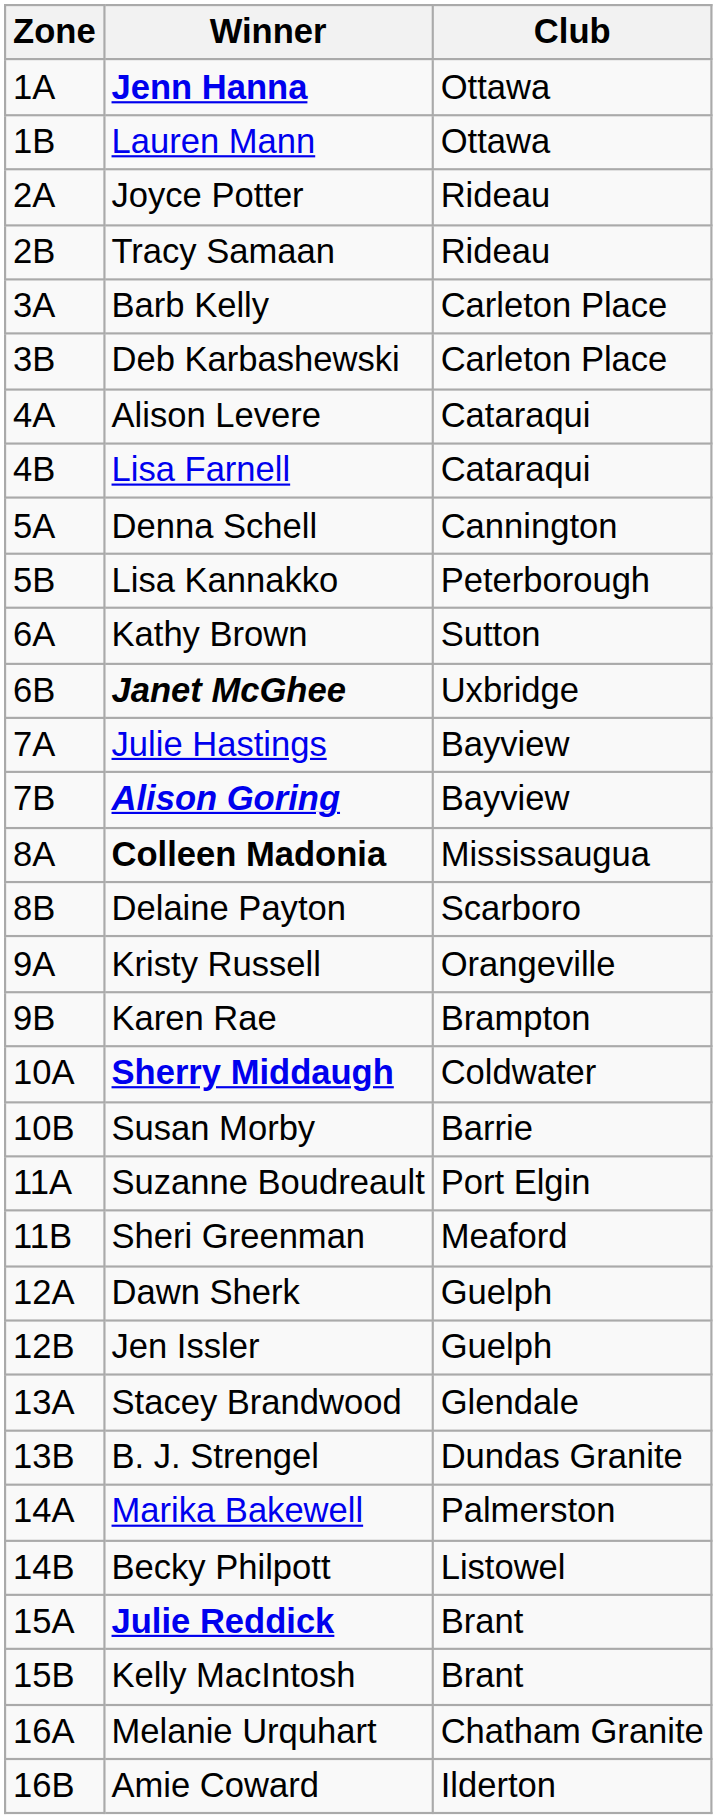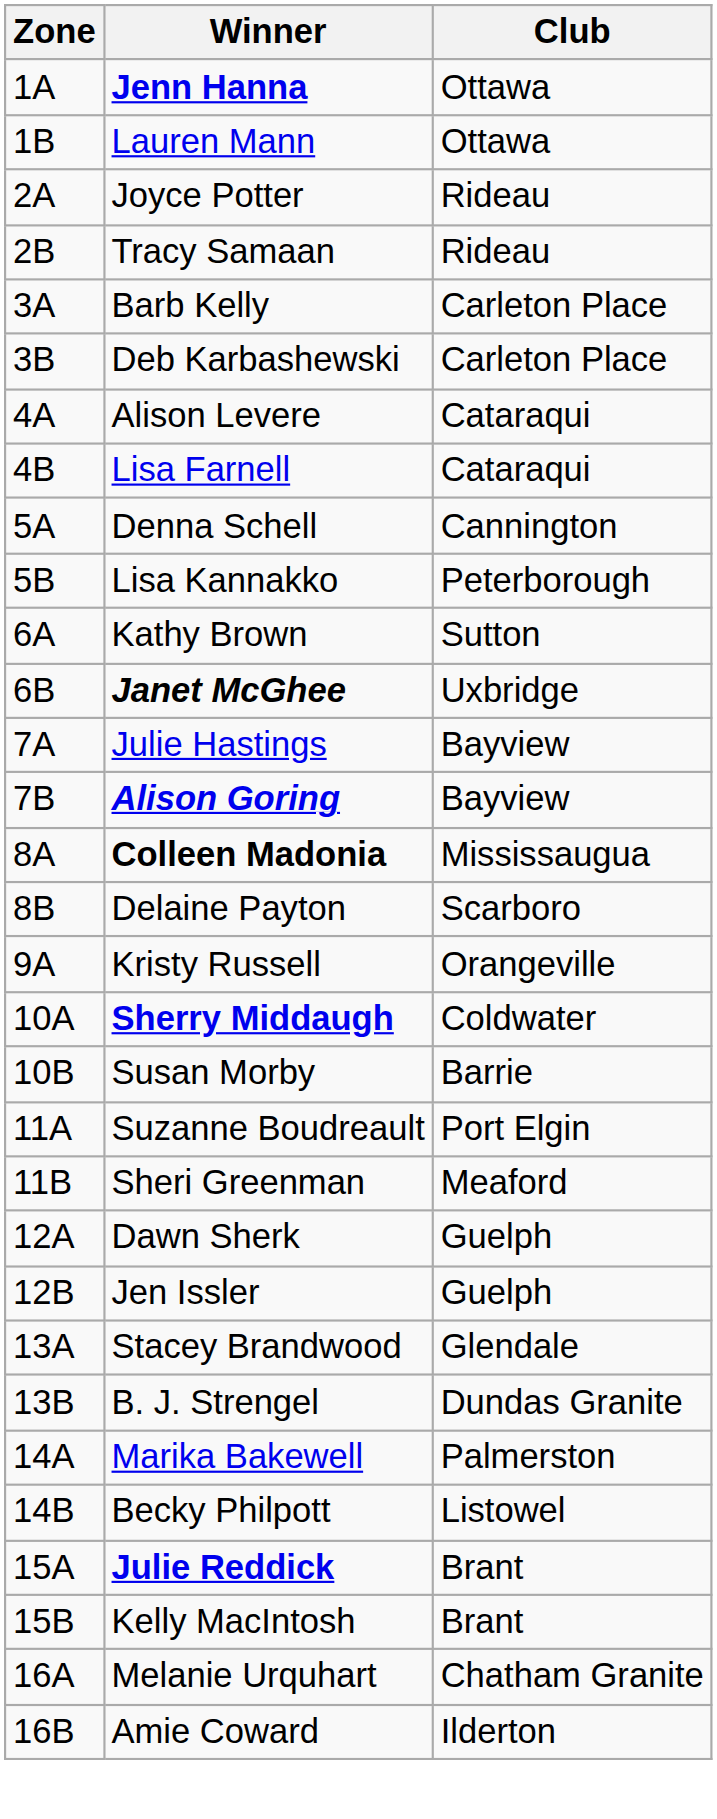- row: (194, 1018)
